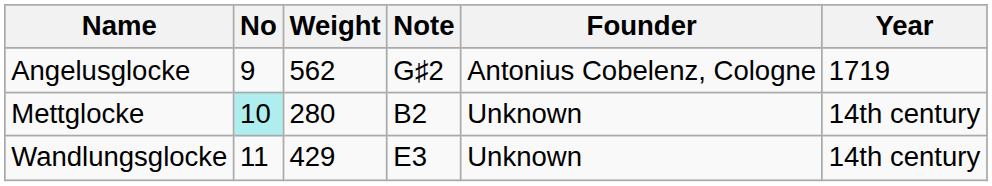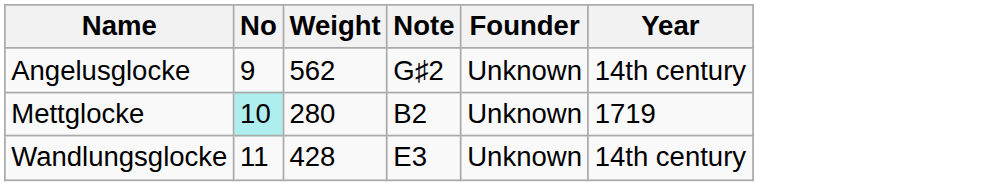(642, 69) Antonius Cobelenz, Cologne -> (525, 69) Unknown
(859, 69) 1719 -> (670, 69) 14th century
(904, 113) 14th century -> (625, 113) 1719
(312, 157) 429 -> (312, 157) 428
